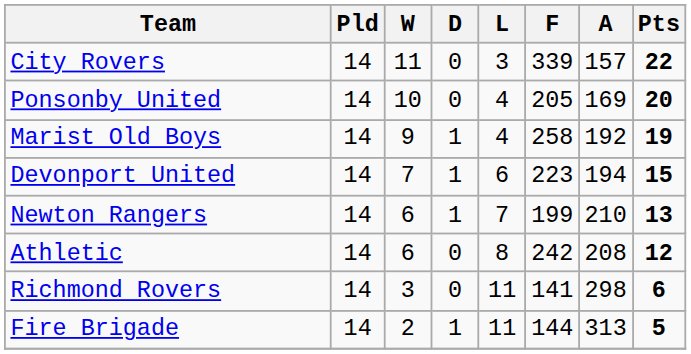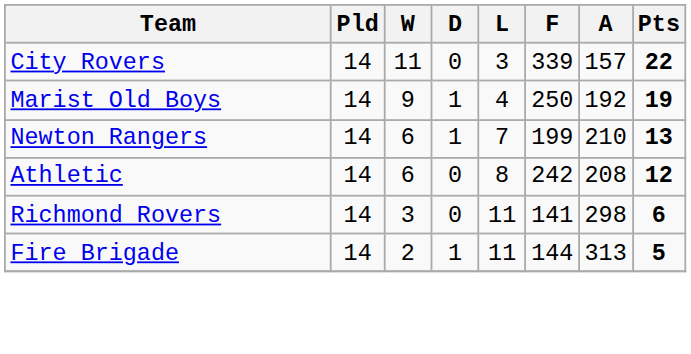- row: (116, 100)
(552, 138) 258 -> (552, 100) 250
- row: (123, 177)
